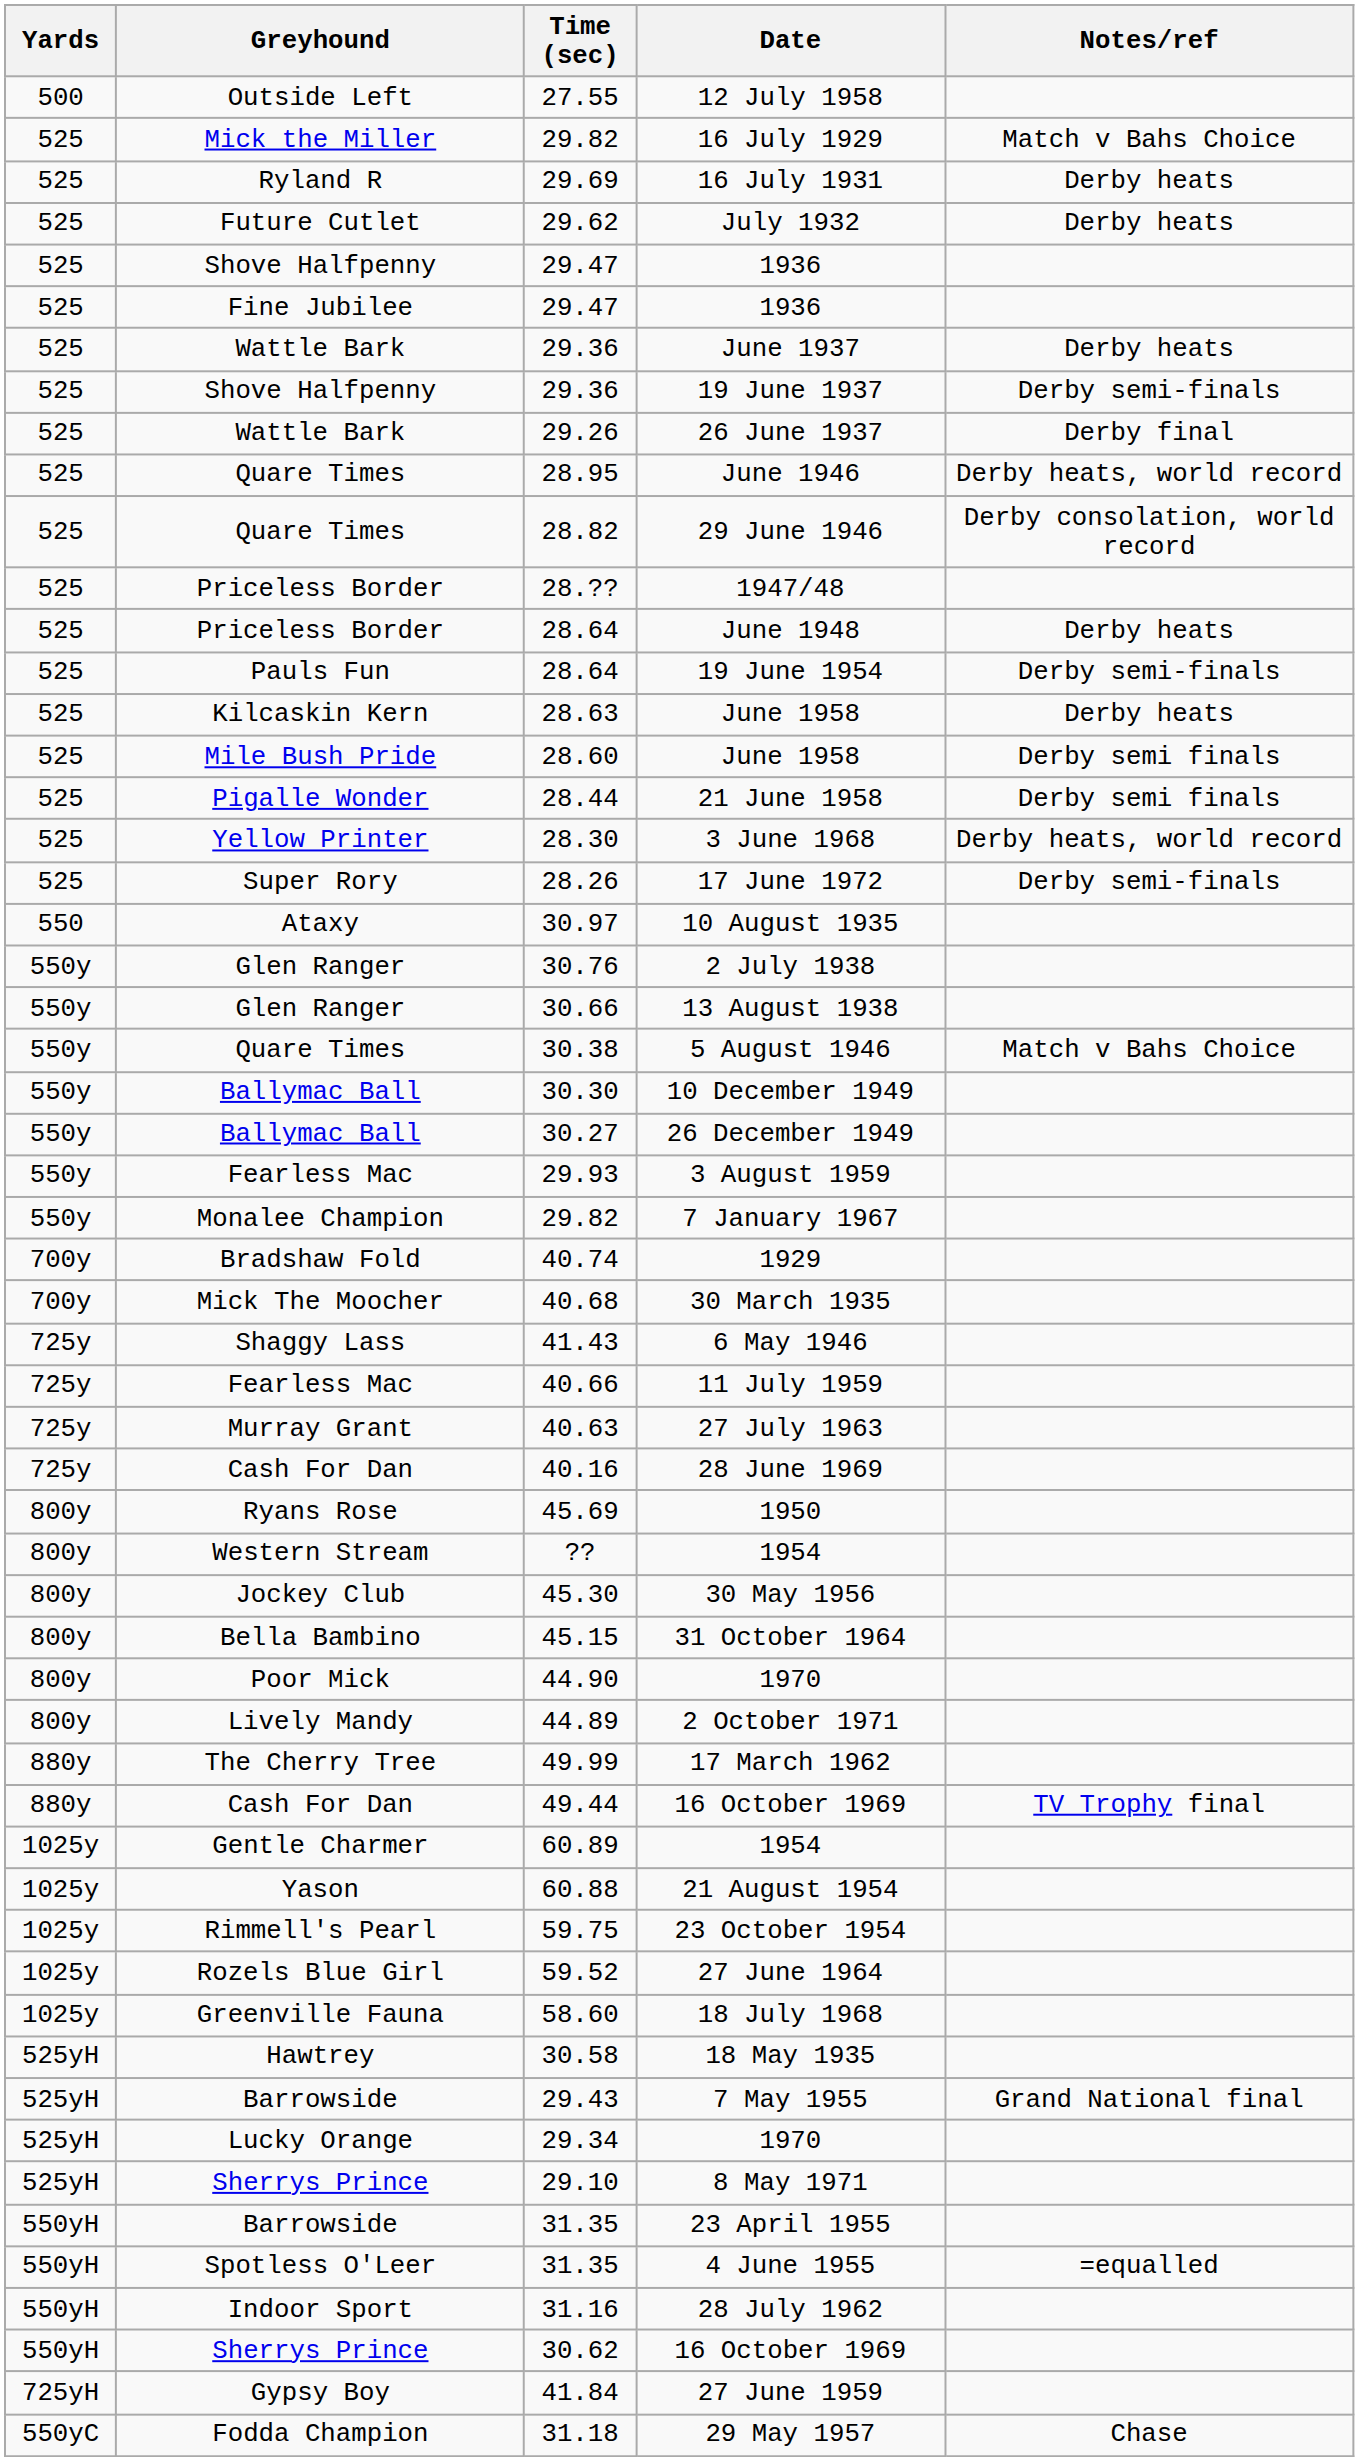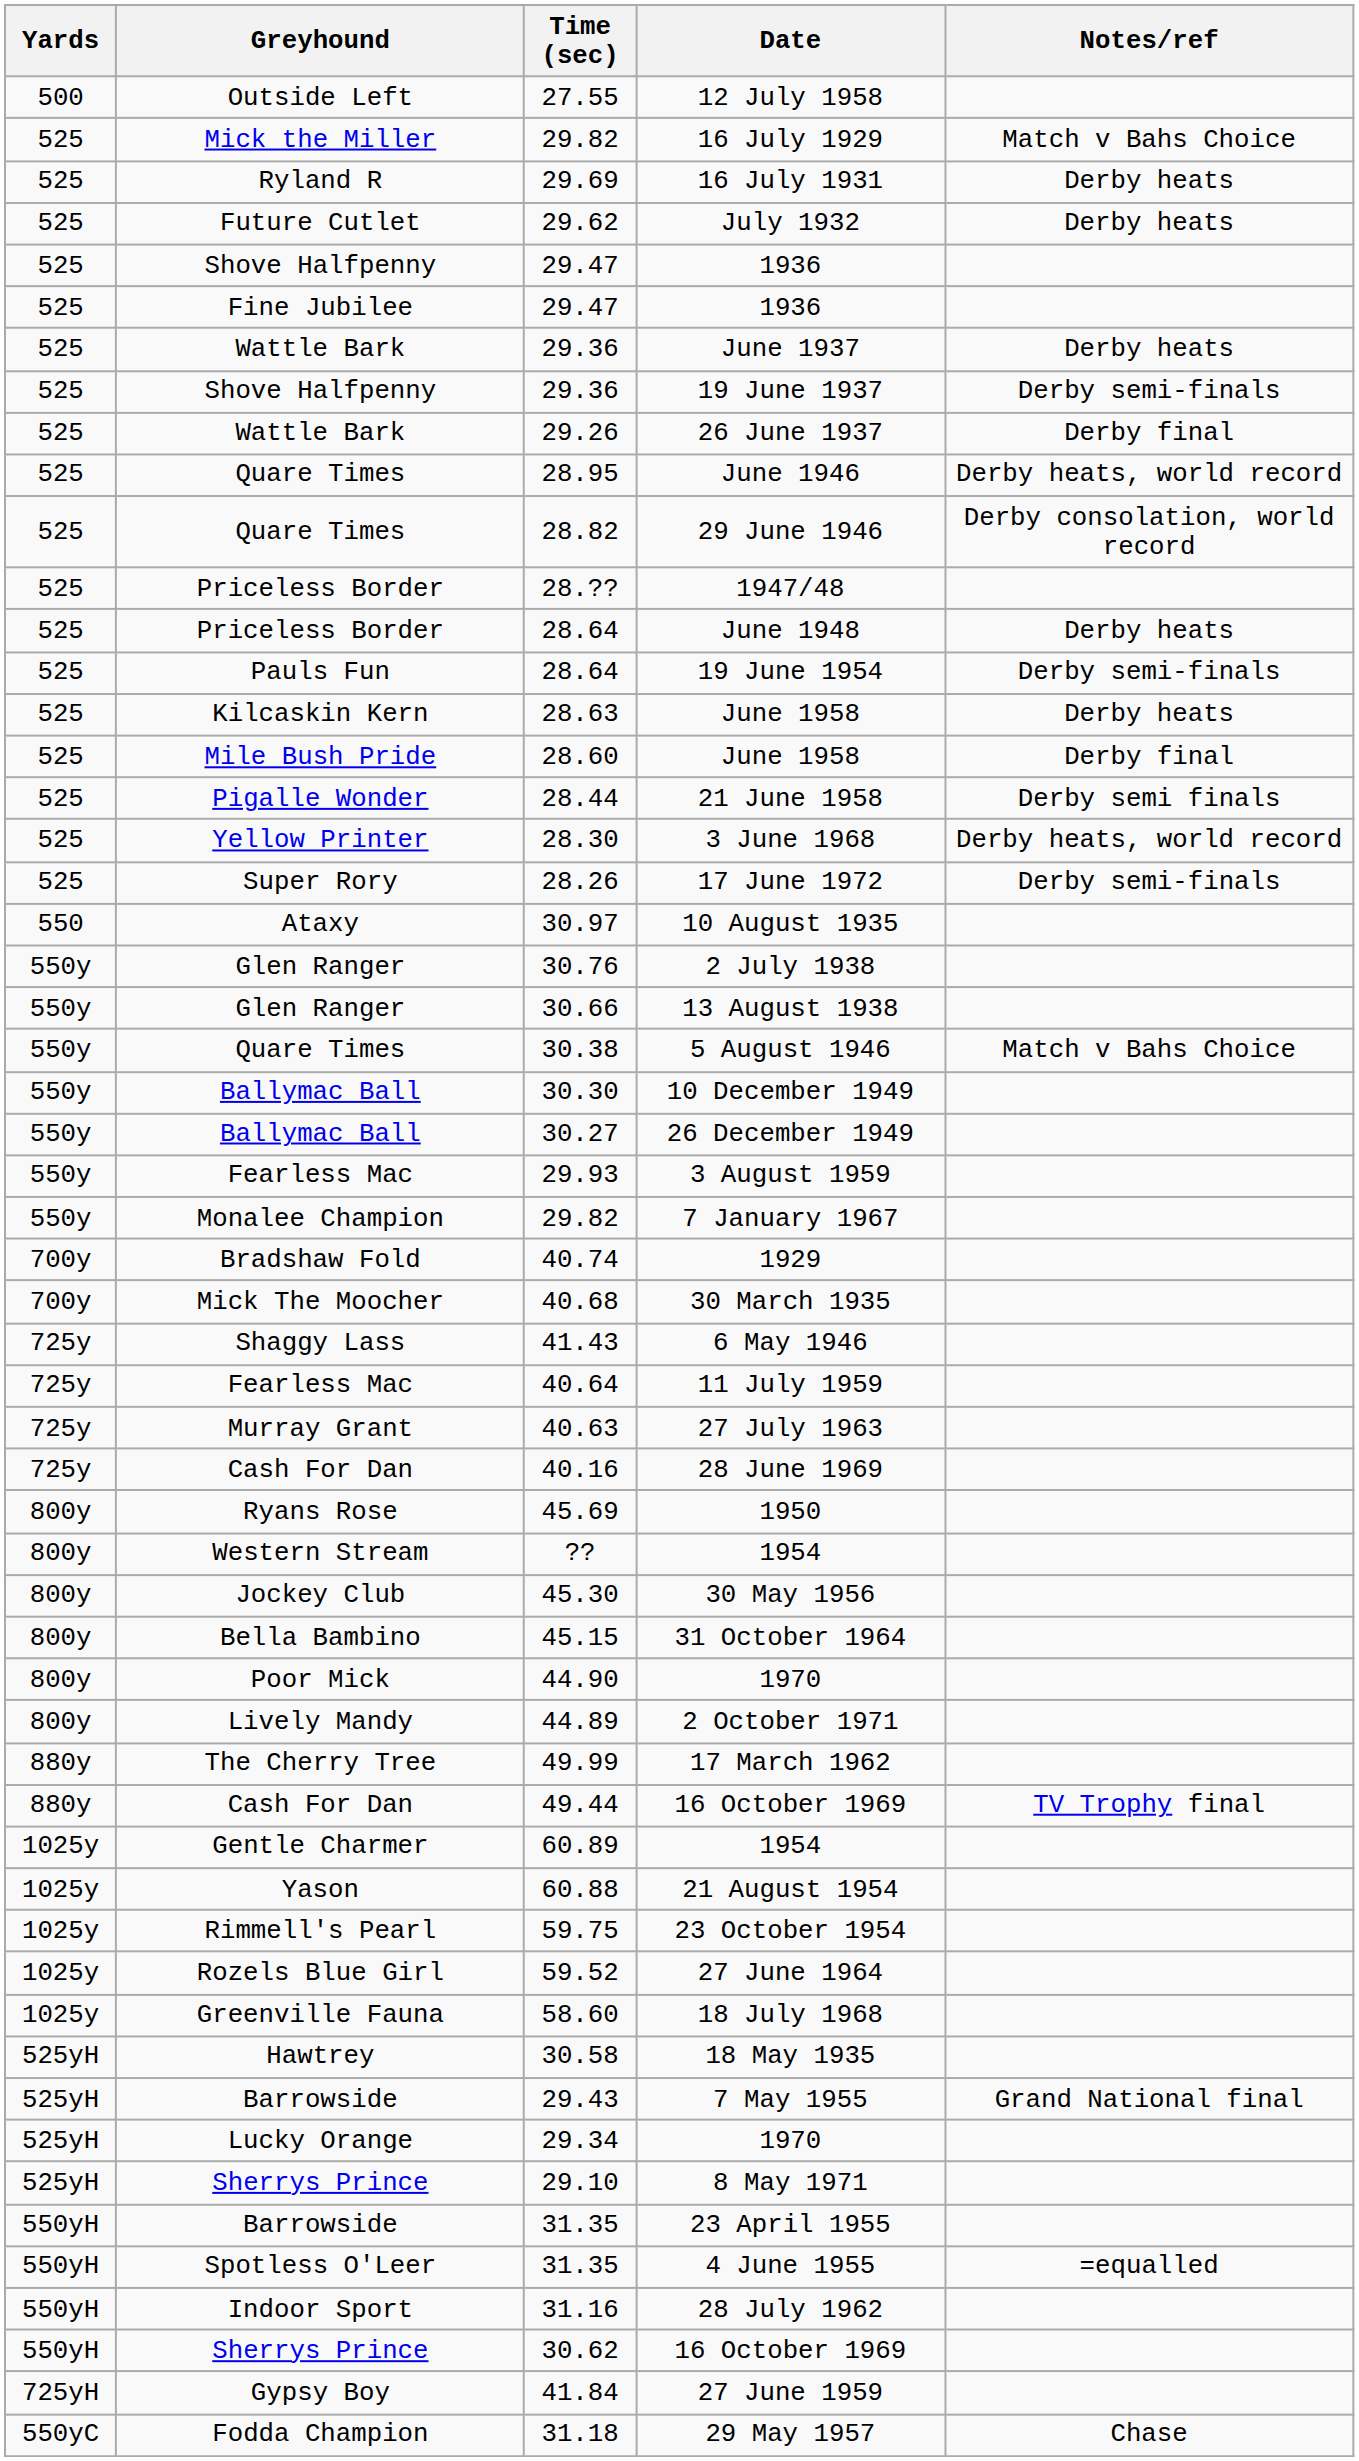(1149, 757) Derby semi finals -> (1149, 757) Derby final
(580, 1386) 40.66 -> (580, 1386) 40.64
